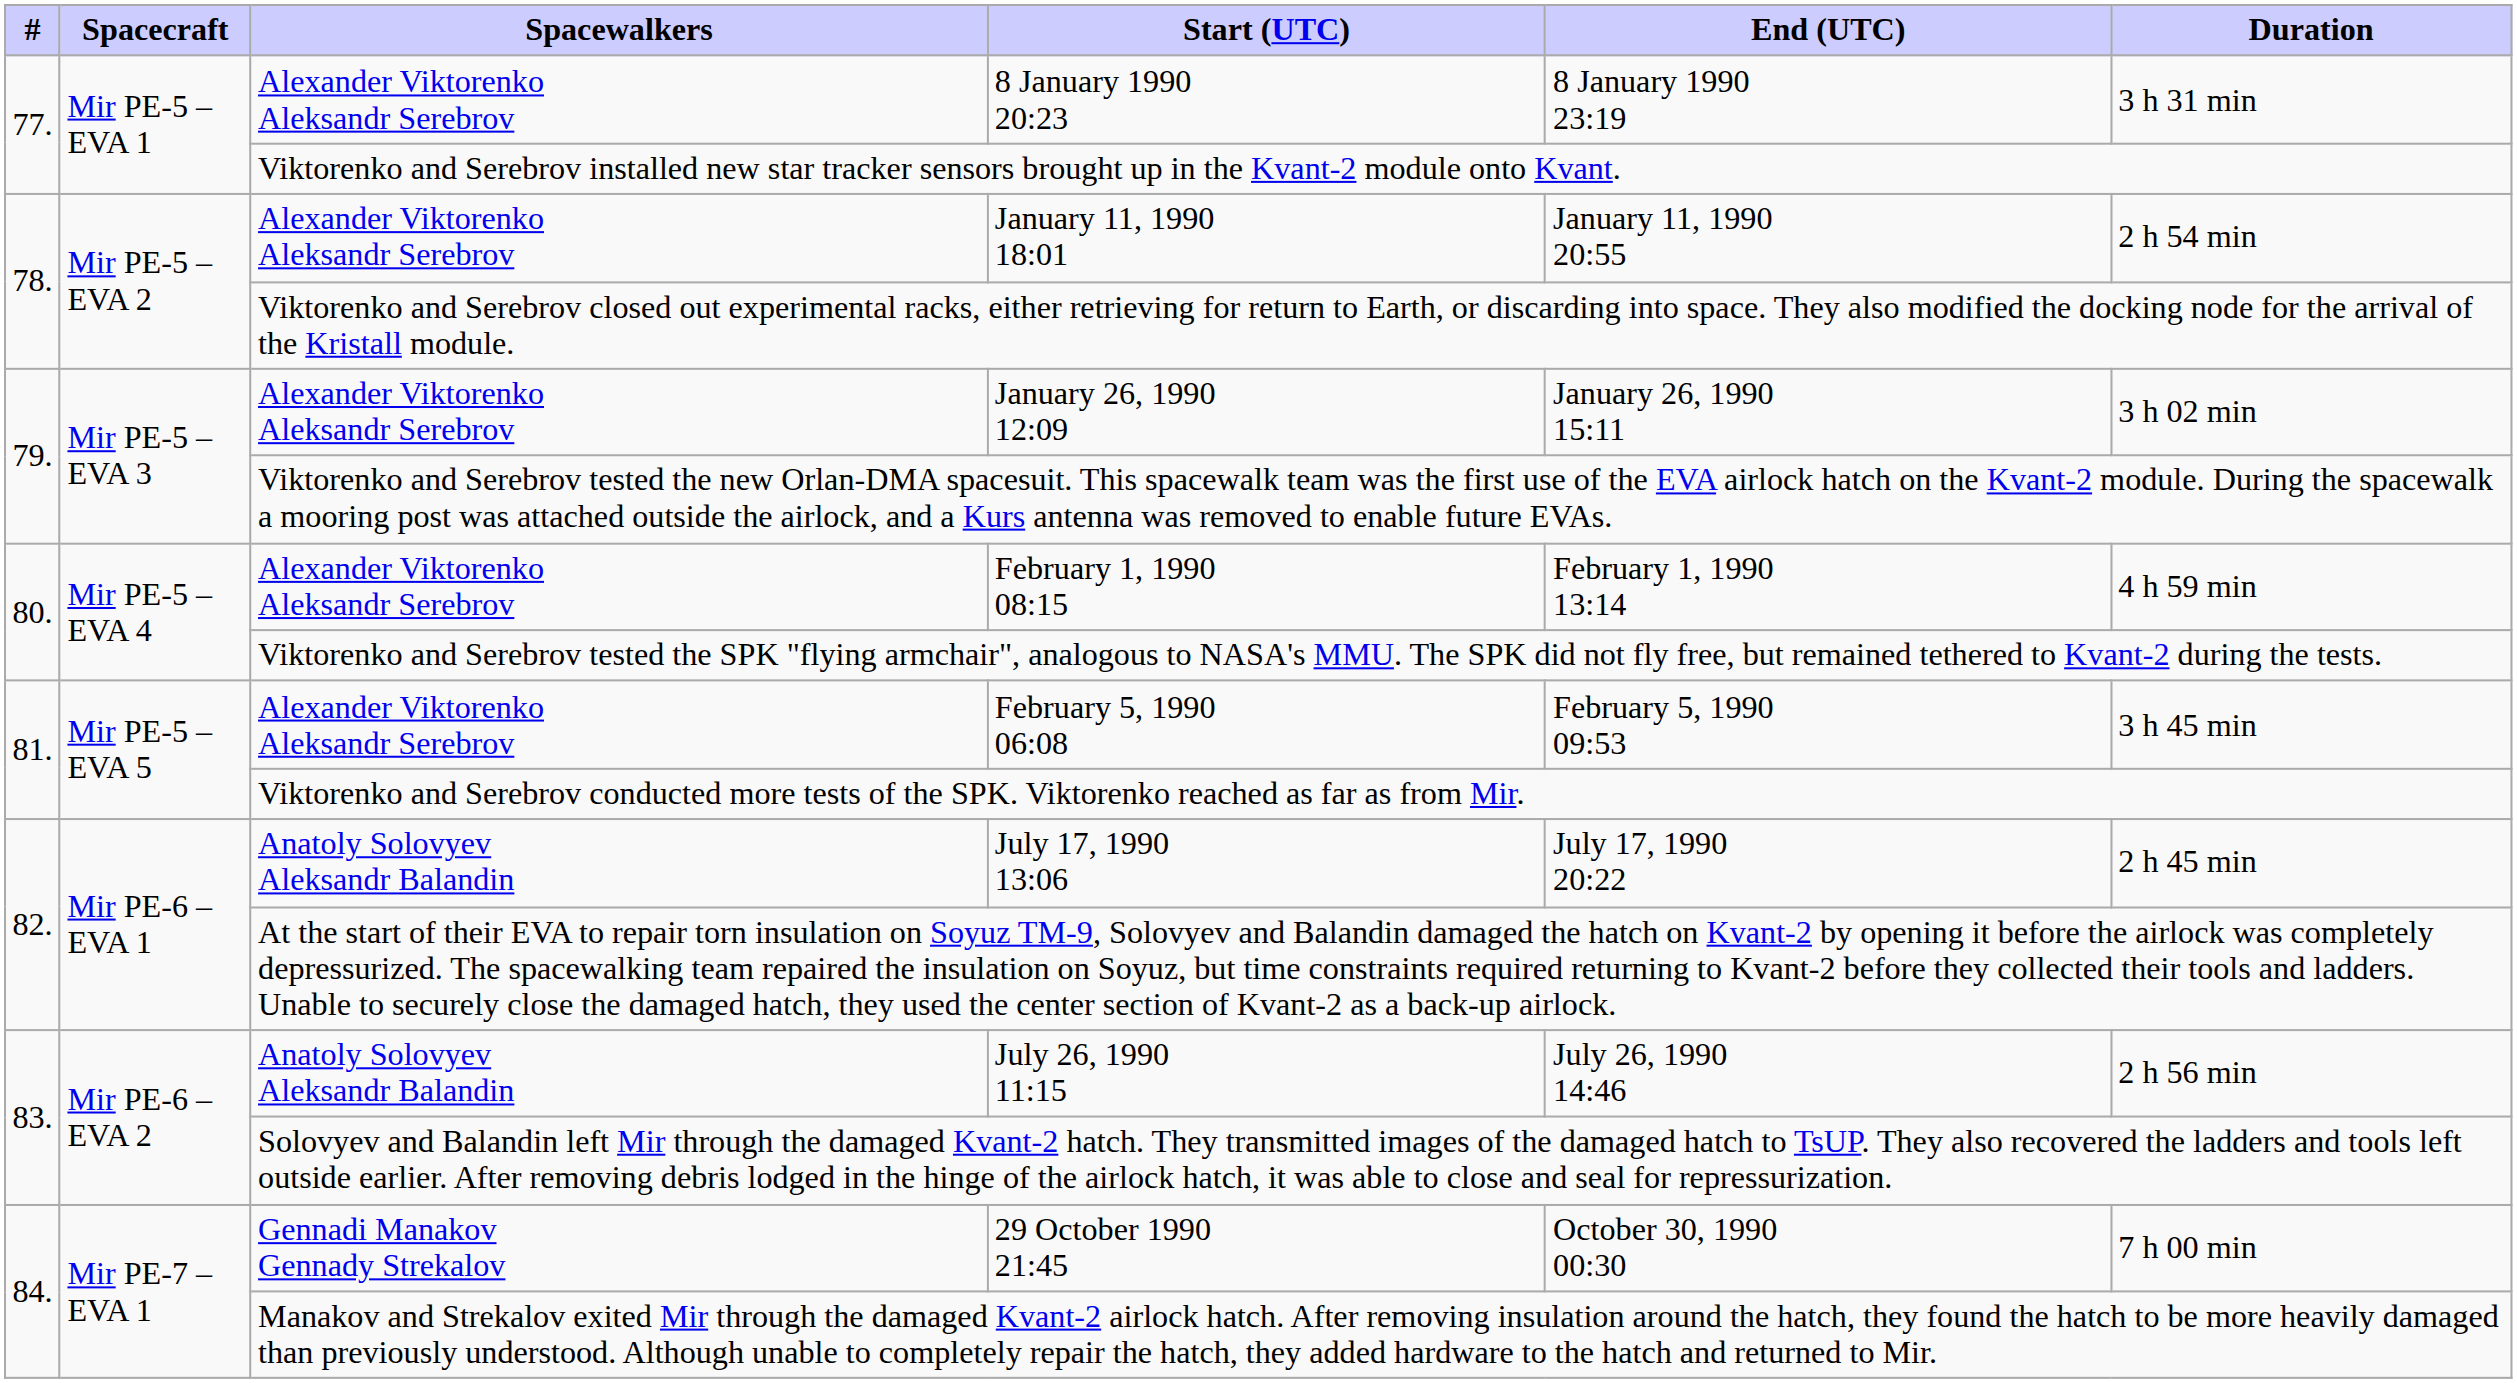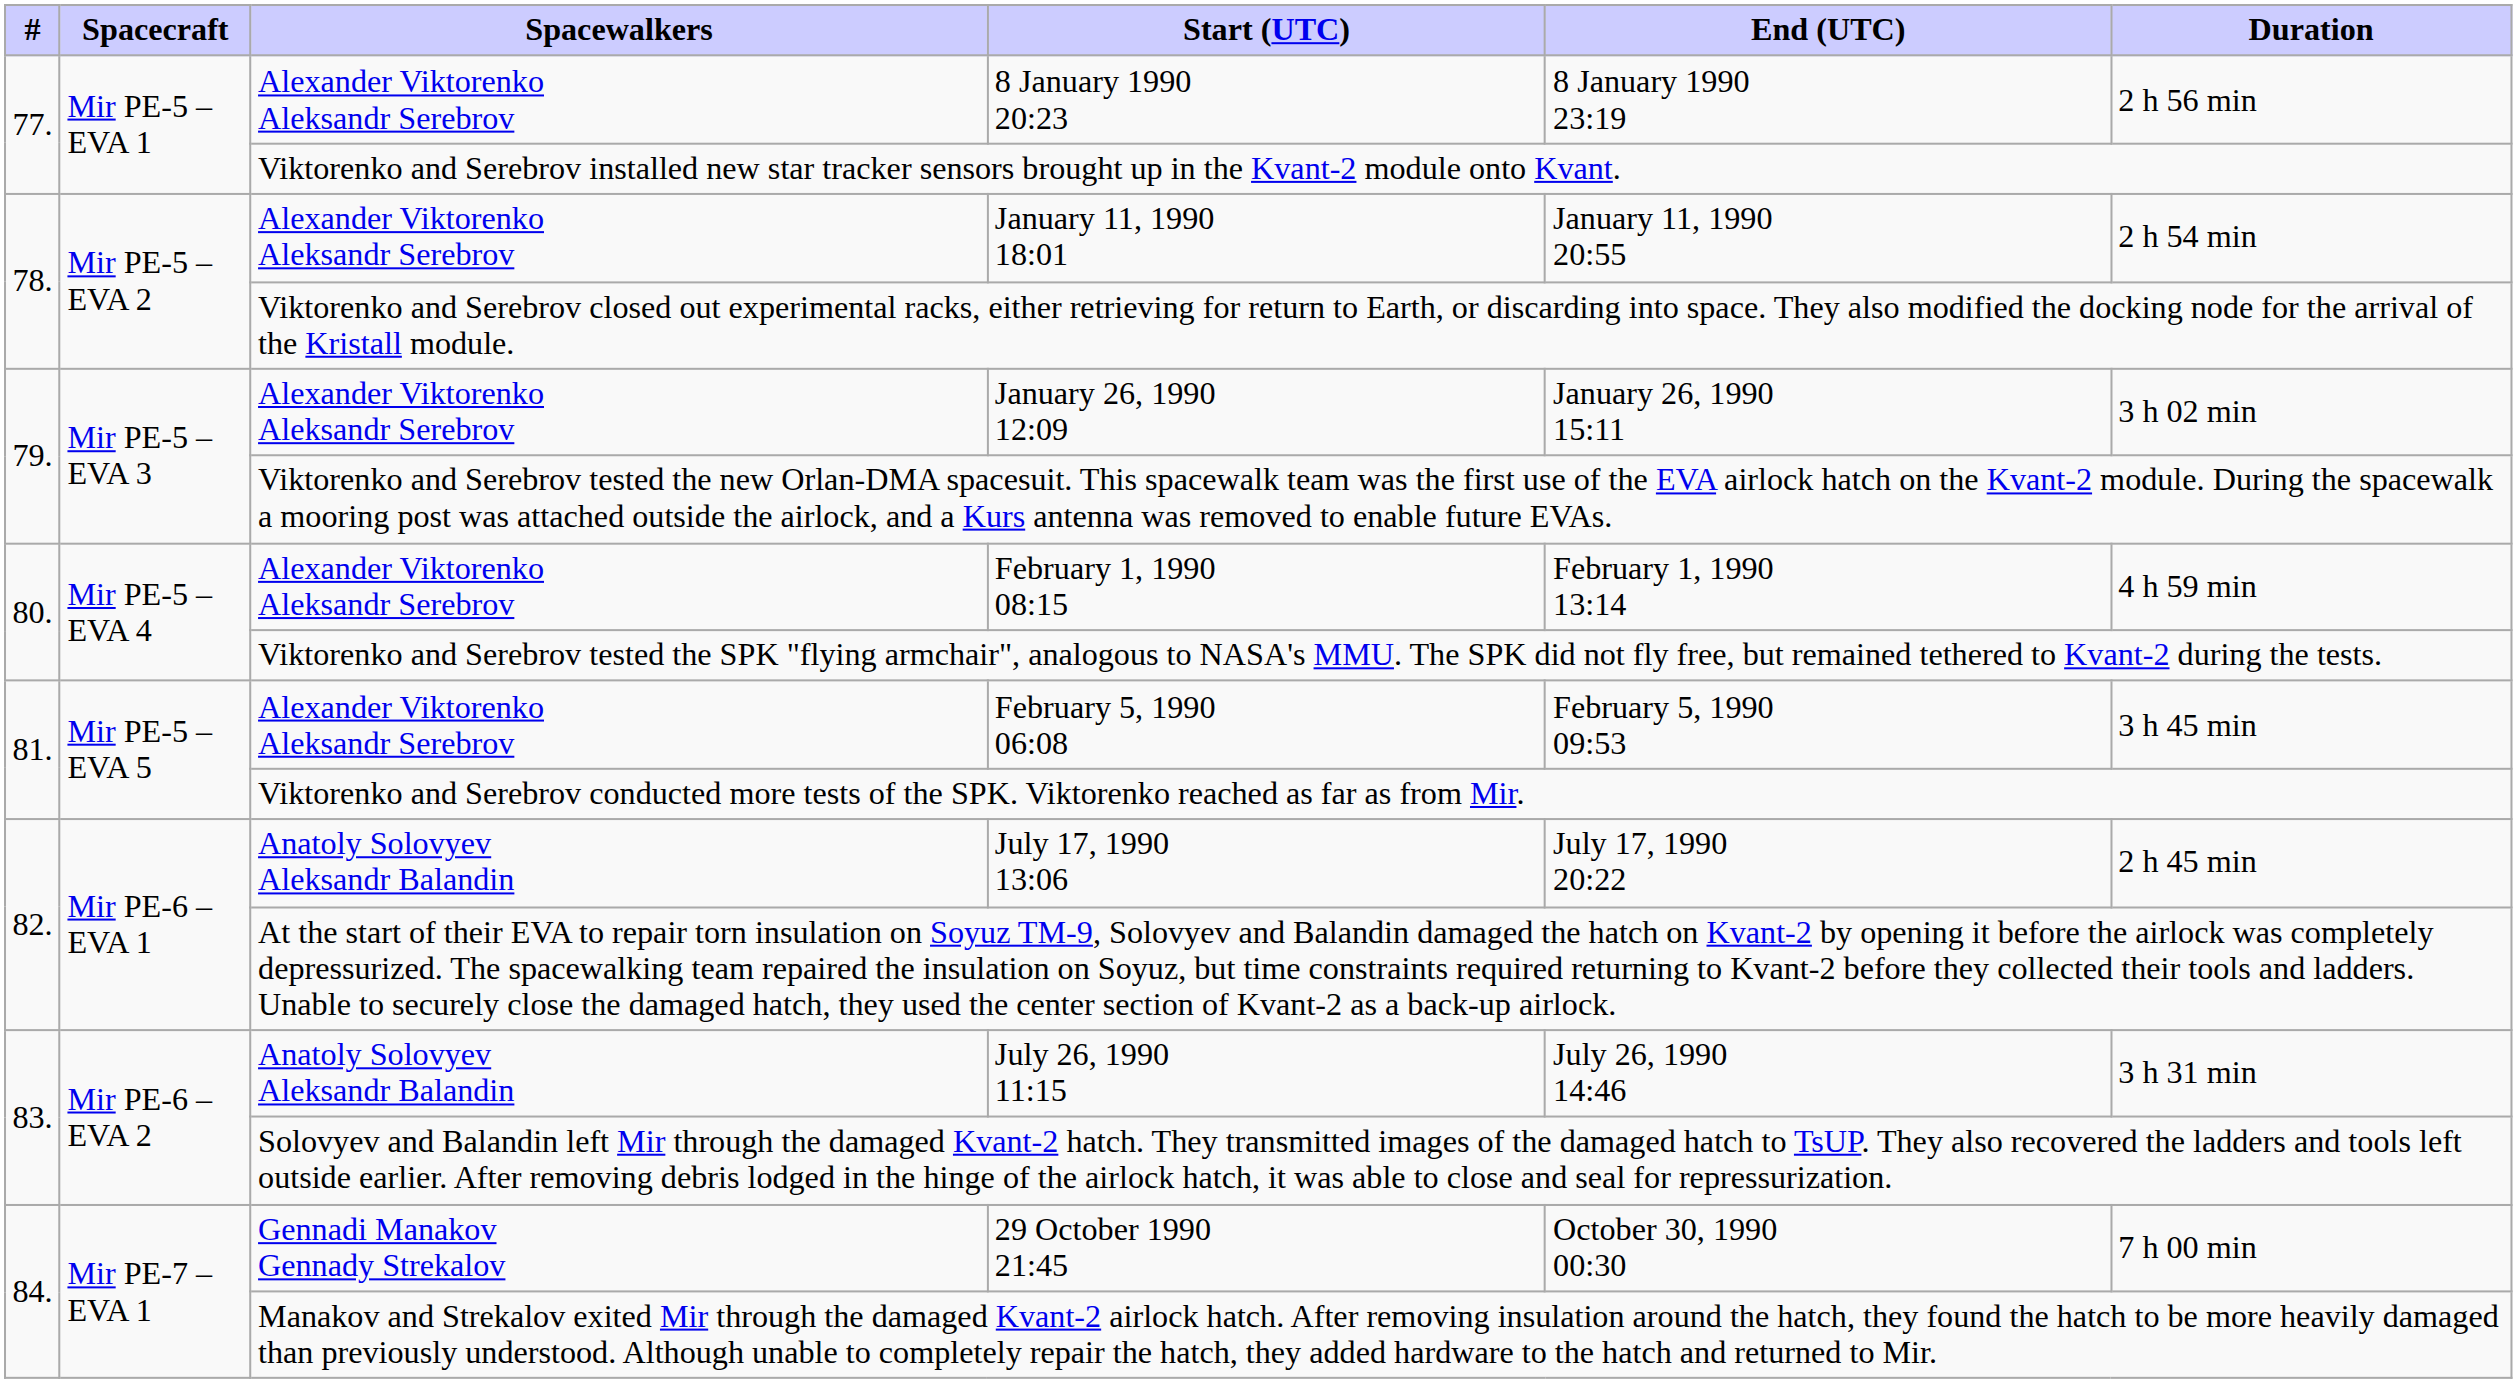(2188, 99) 3 h 31 min -> (2188, 99) 2 h 56 min
(2188, 1072) 2 h 56 min -> (2188, 1072) 3 h 31 min
